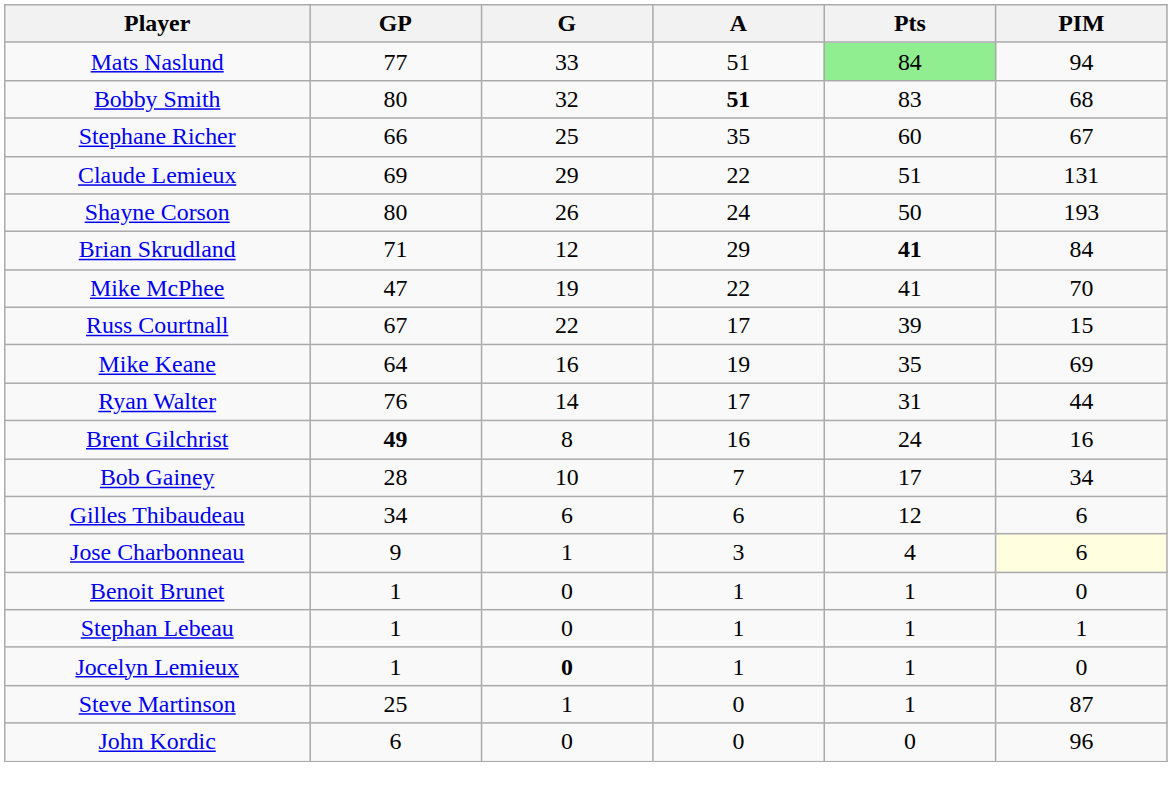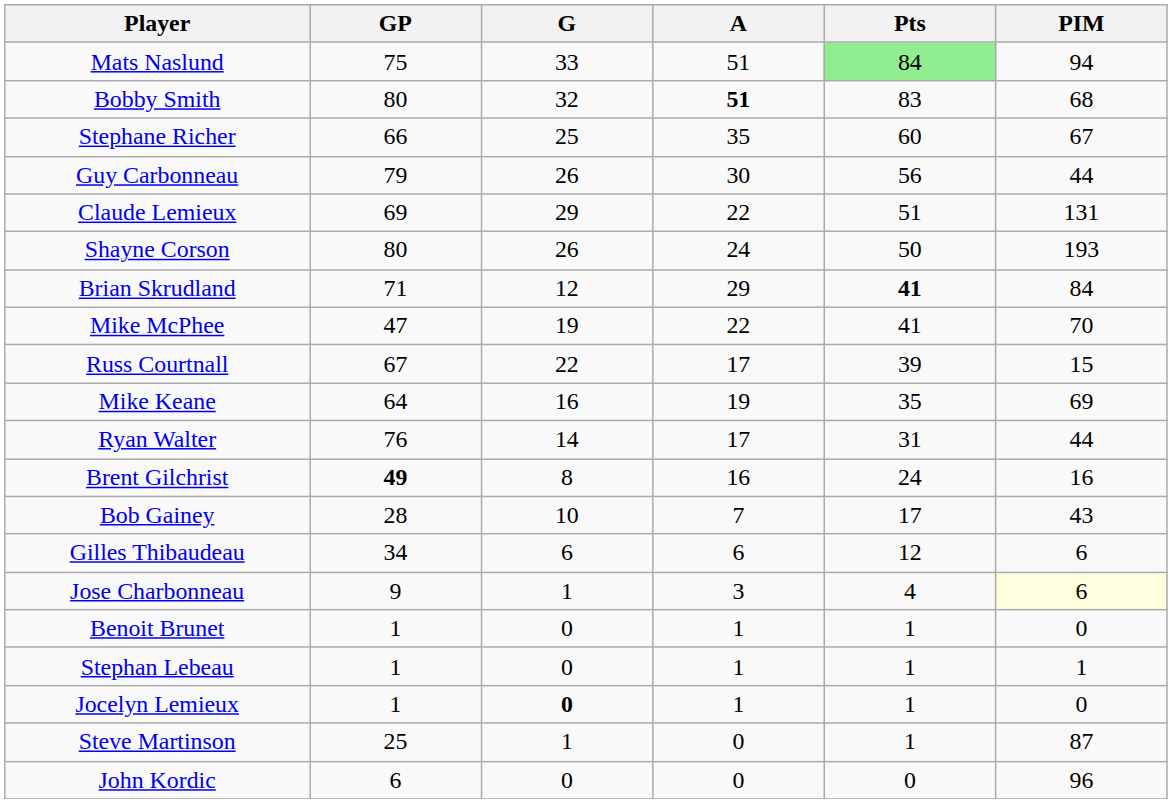(395, 61) 77 -> (395, 61) 75
+ row: (157, 174)
(1081, 477) 34 -> (1081, 514) 43
